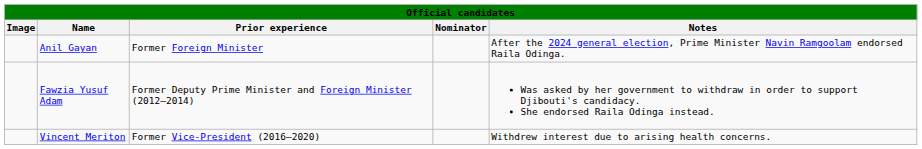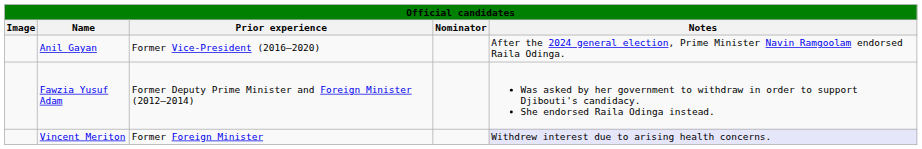(197, 49) Former Foreign Minister -> (226, 49) Former Vice-President (2016–2020)
(226, 137) Former Vice-President (2016–2020) -> (197, 137) Former Foreign Minister
(631, 137) no background -> (631, 137) lavender background
